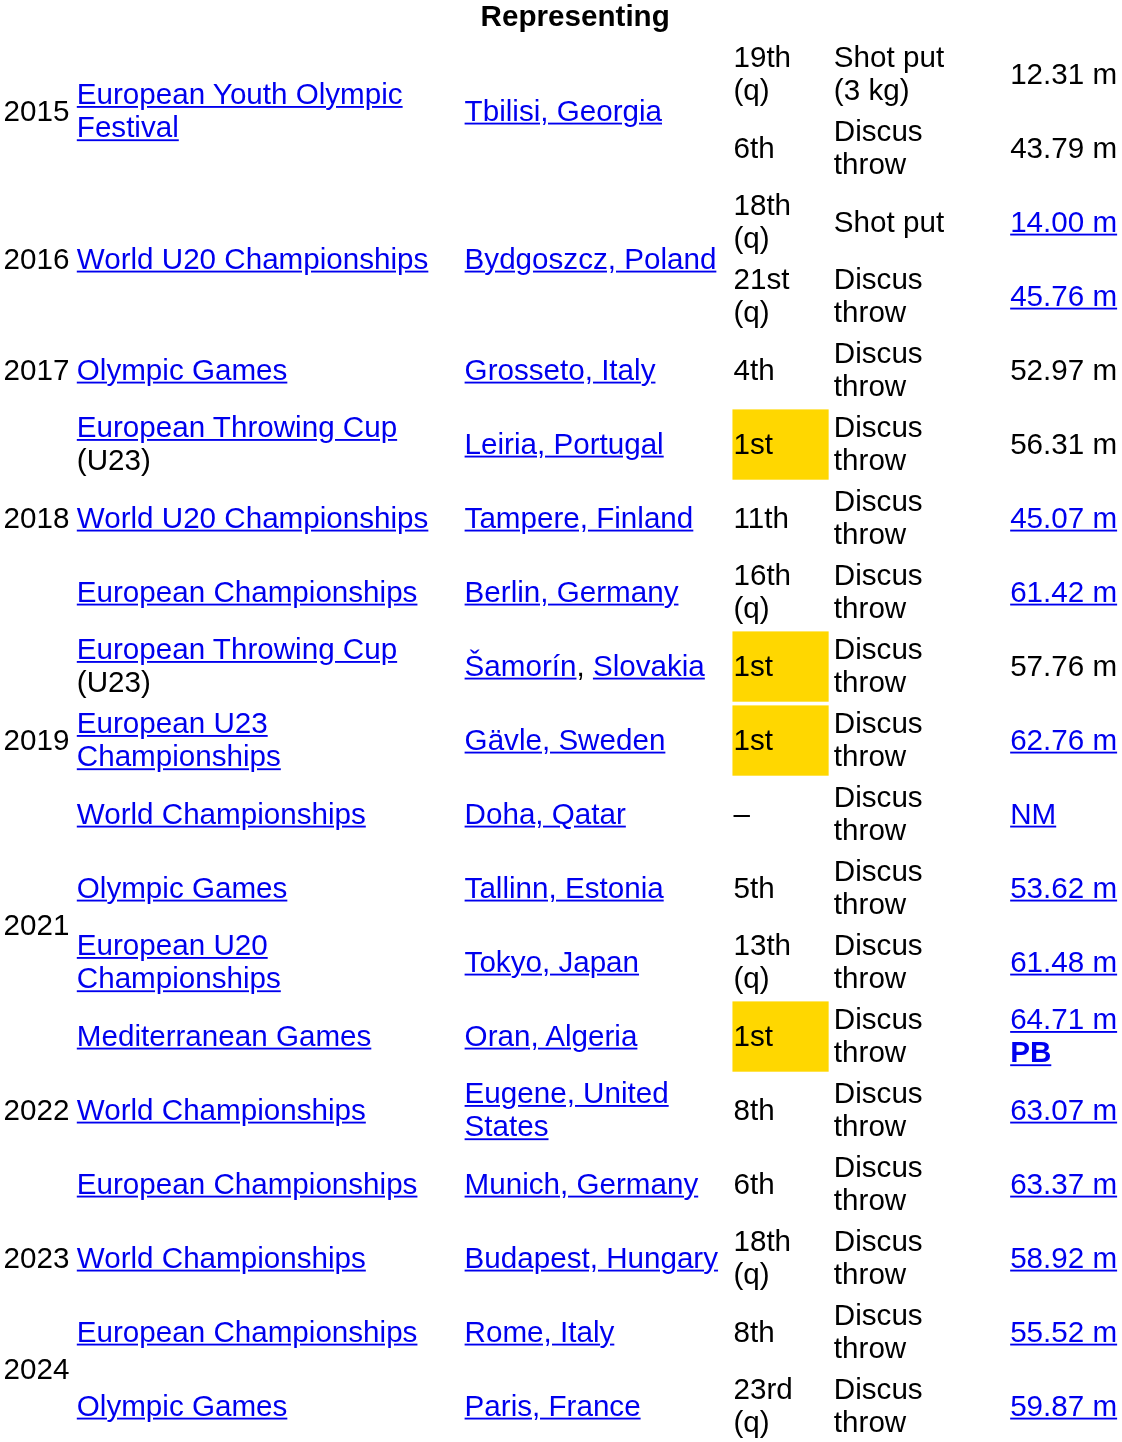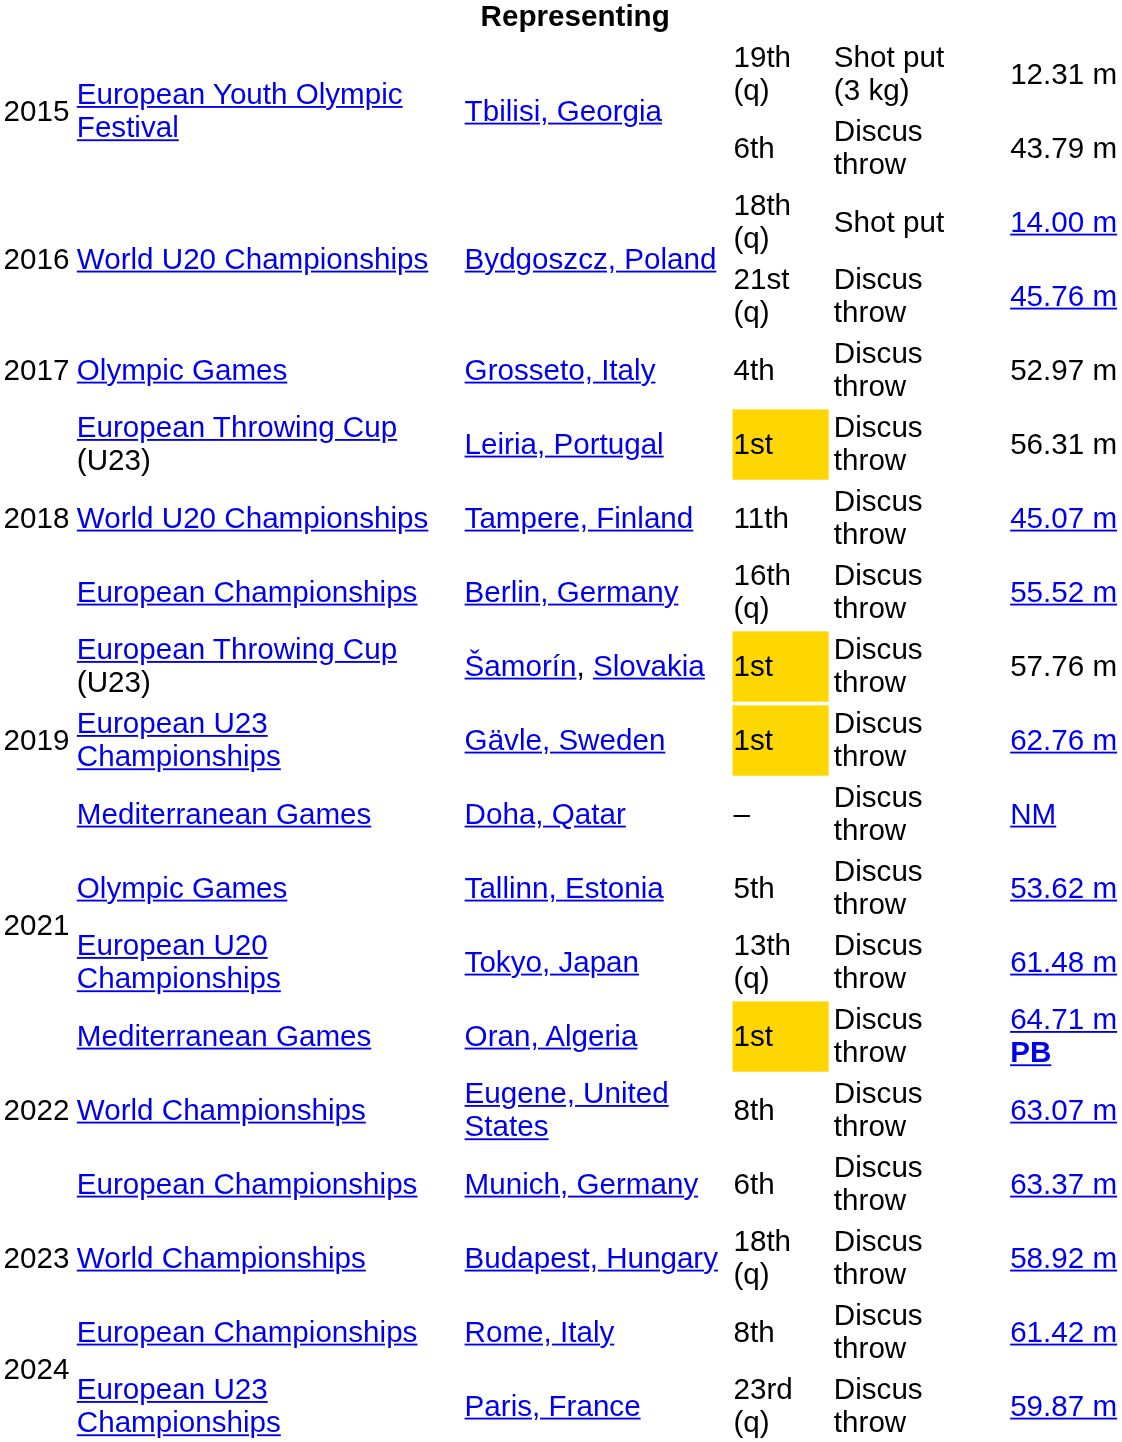(1064, 592) 61.42 m -> (1064, 592) 55.52 m
(221, 814) World Championships -> (224, 814) Mediterranean Games
(1064, 1332) 55.52 m -> (1064, 1332) 61.42 m
(182, 1406) Olympic Games -> (179, 1406) European U23 Championships
